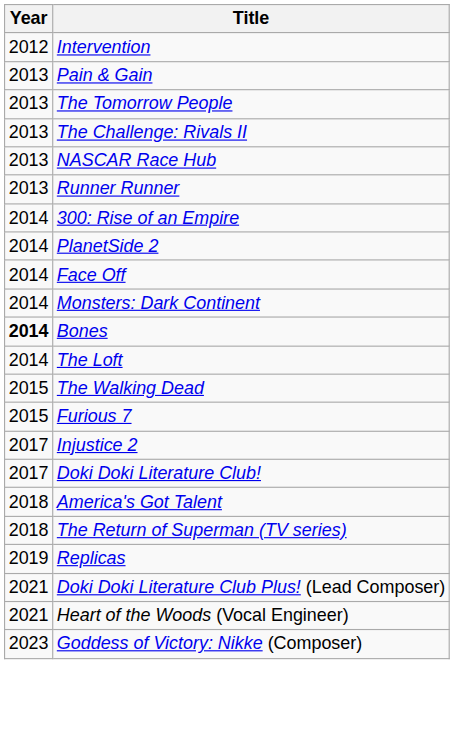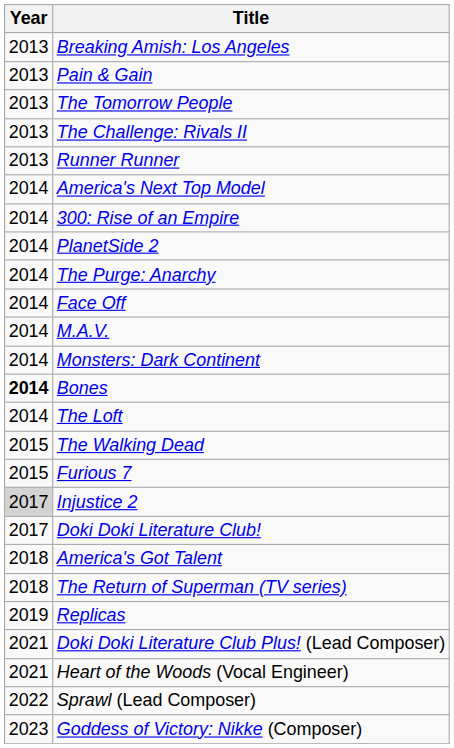- row: (104, 47)
+ row: (173, 47)
- row: (136, 160)
+ row: (161, 189)
+ row: (136, 274)
+ row: (83, 331)
(29, 445) no background -> (29, 501) lightgrey background
+ row: (156, 700)
